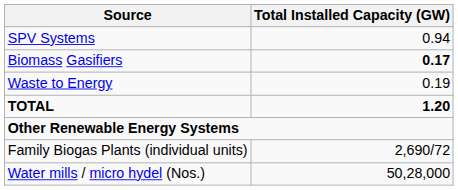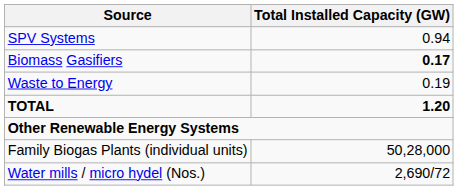(422, 151) 2,690/72 -> (418, 151) 50,28,000
(418, 173) 50,28,000 -> (422, 173) 2,690/72
